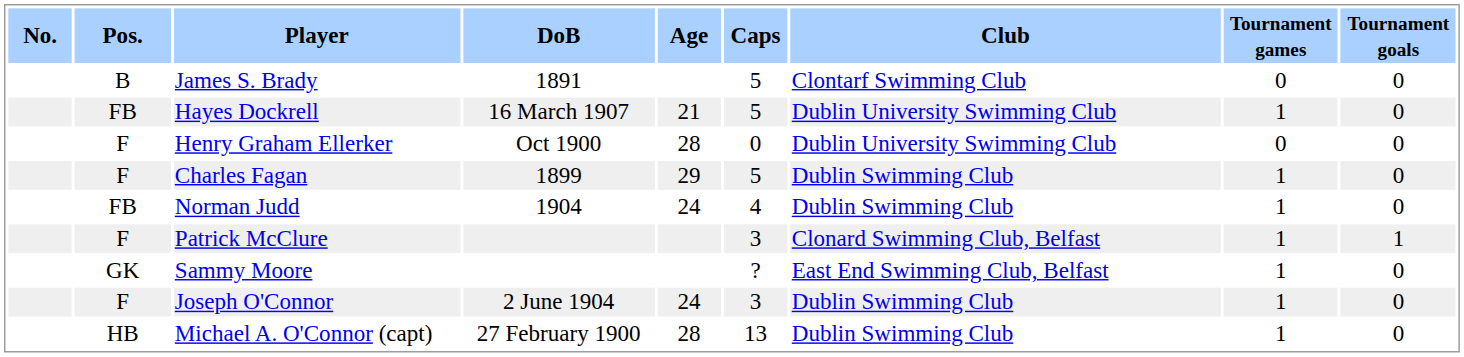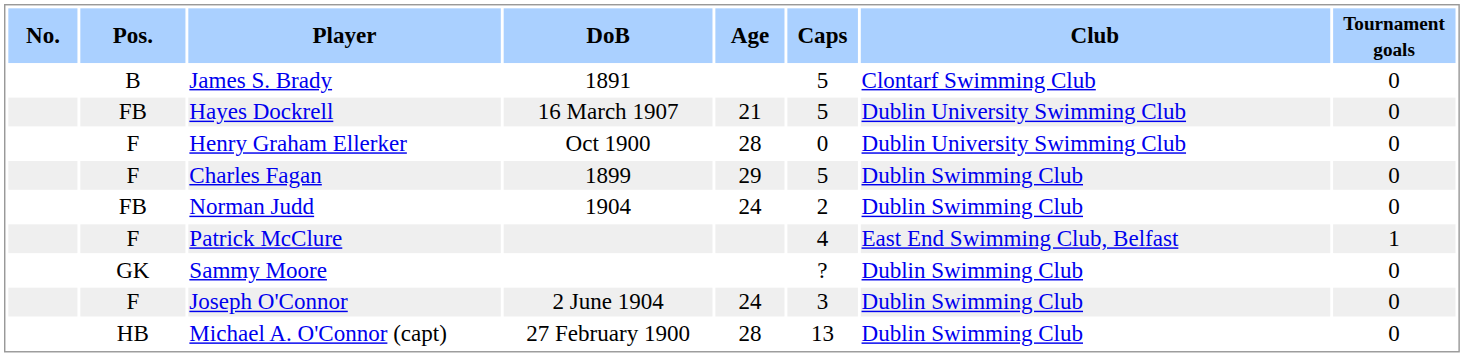- column: (1281, 36)
(756, 206) 4 -> (822, 206) 2
(756, 238) 3 -> (822, 238) 4
(946, 238) Clonard Swimming Club, Belfast -> (1020, 238) East End Swimming Club, Belfast
(950, 270) East End Swimming Club, Belfast -> (972, 270) Dublin Swimming Club
